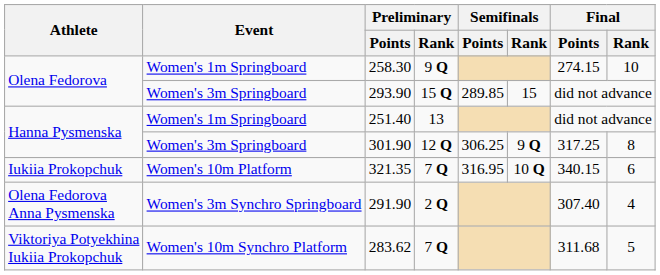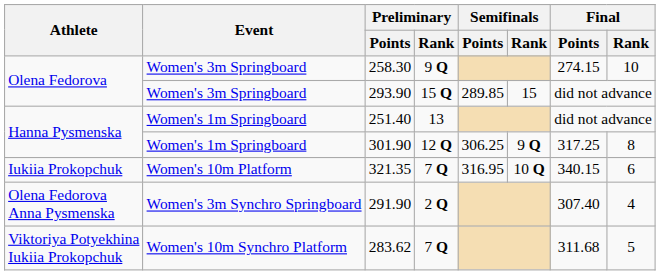(226, 68) Women's 1m Springboard -> (226, 68) Women's 3m Springboard
(226, 144) Women's 3m Springboard -> (226, 144) Women's 1m Springboard
